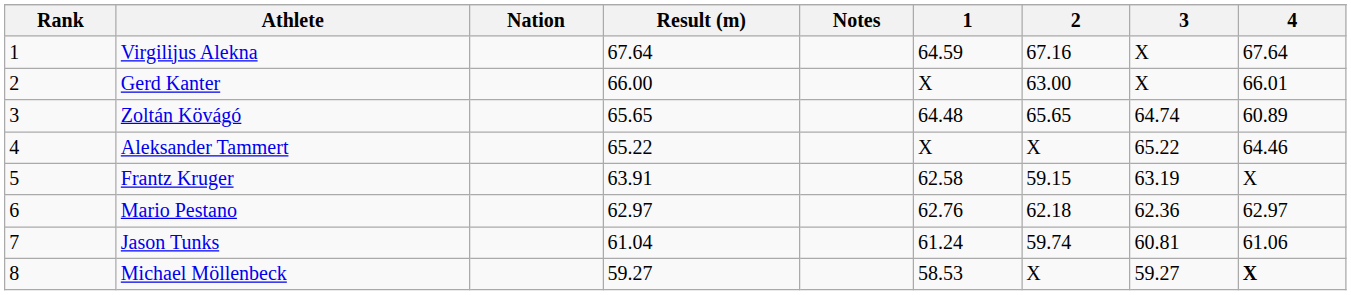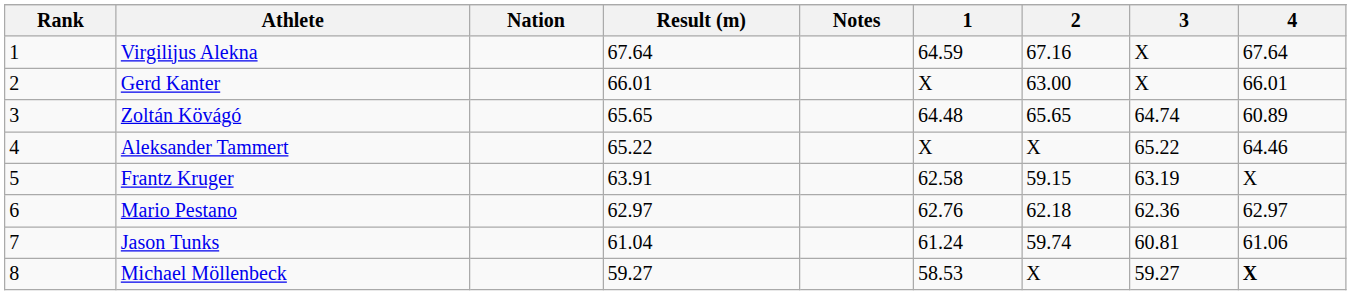(630, 83) 66.00 -> (630, 83) 66.01
